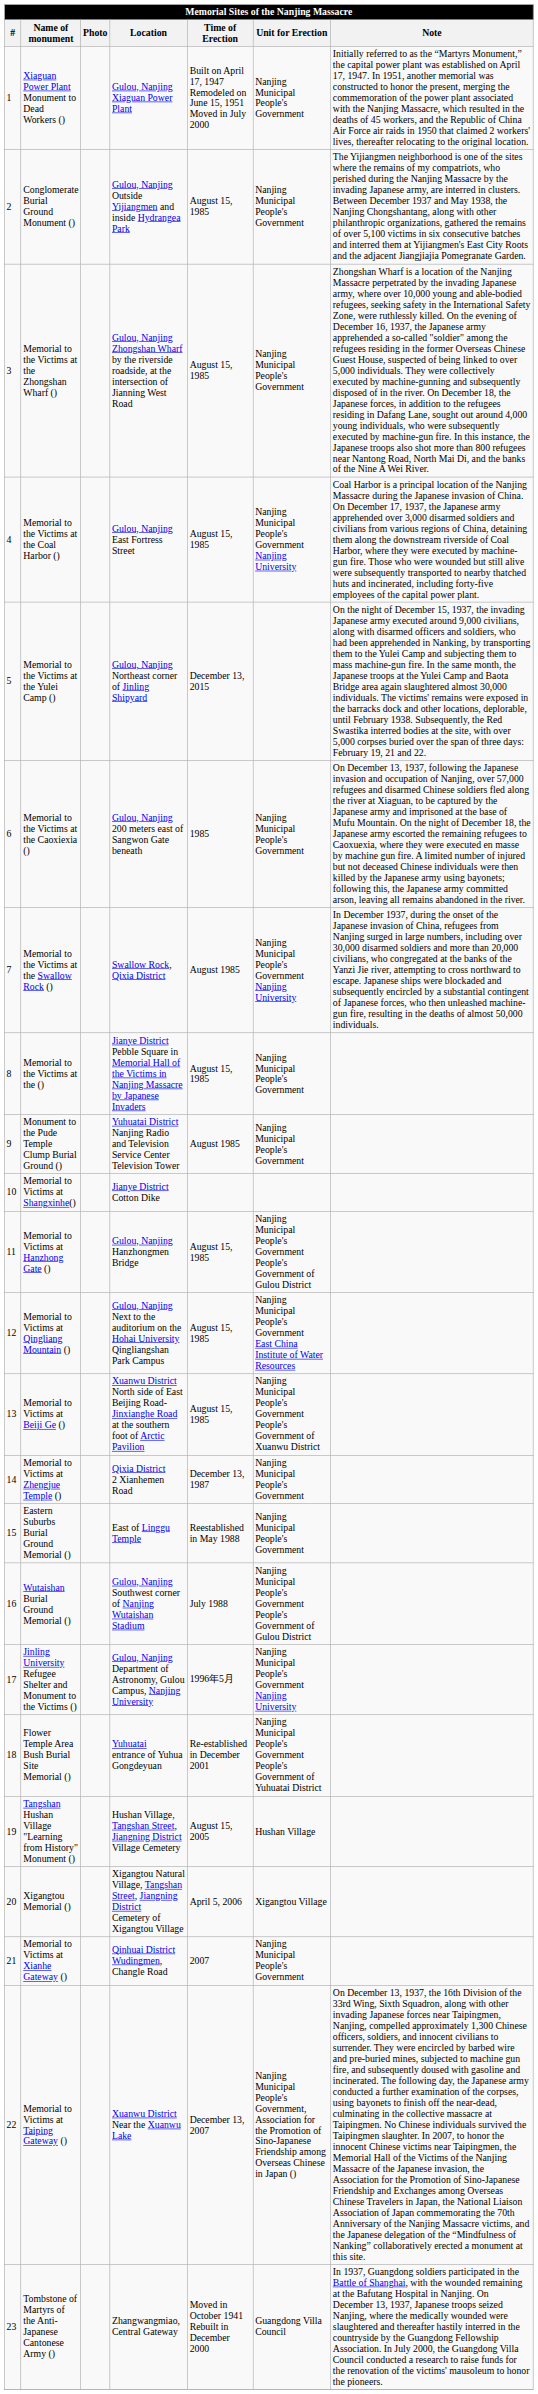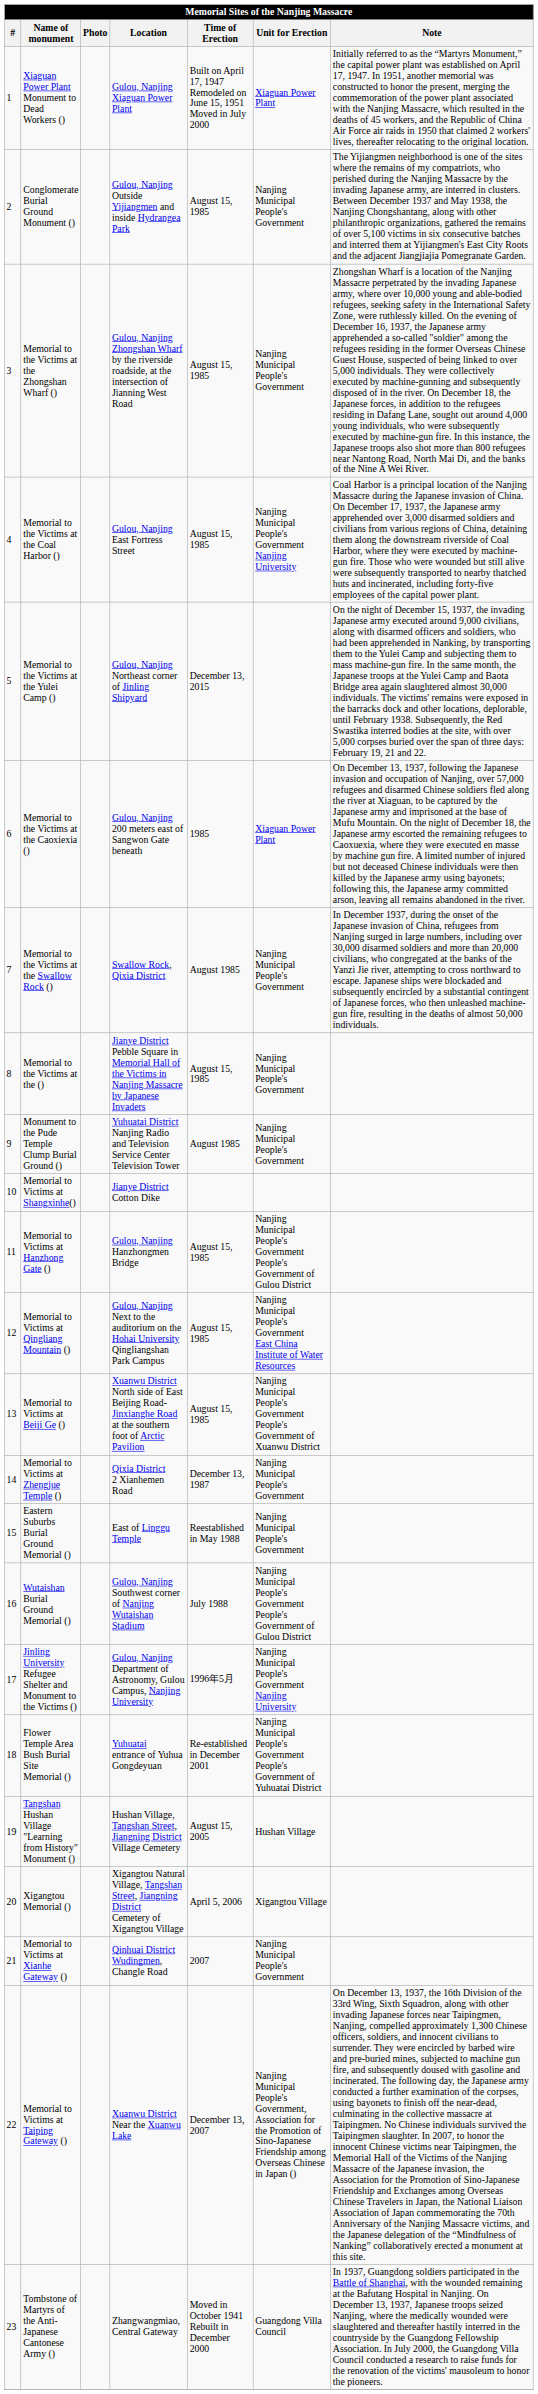(280, 98) Nanjing Municipal People's Government -> (285, 98) Xiaguan Power Plant
(280, 834) Nanjing Municipal People's Government -> (285, 834) Xiaguan Power Plant
(280, 970) Nanjing Municipal People's Government Nanjing University -> (280, 970) Nanjing Municipal People's Government
